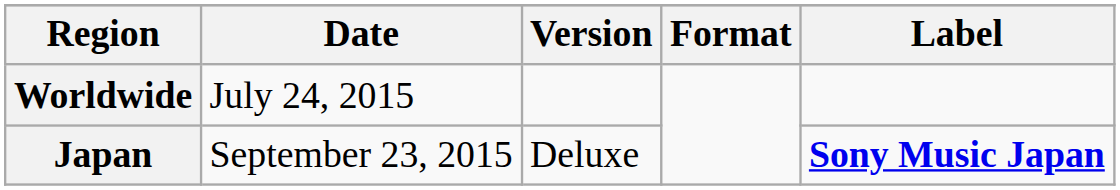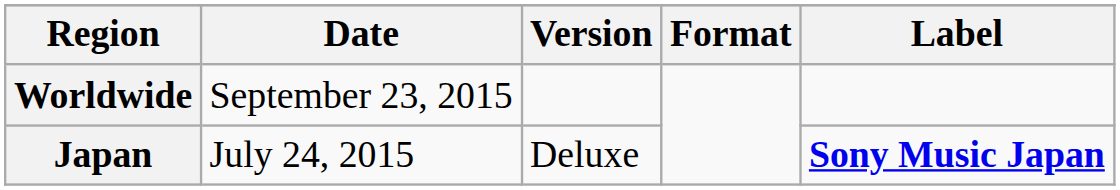(312, 94) July 24, 2015 -> (361, 94) September 23, 2015
(361, 154) September 23, 2015 -> (312, 154) July 24, 2015
